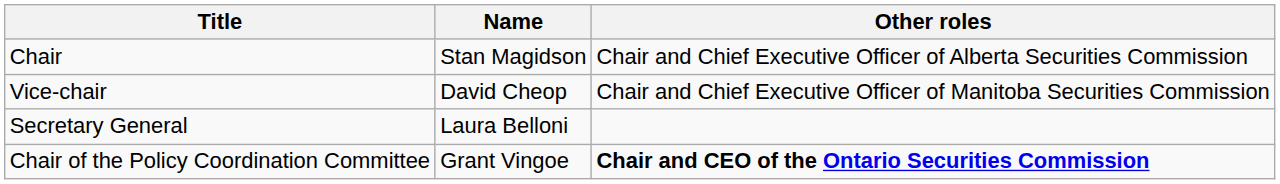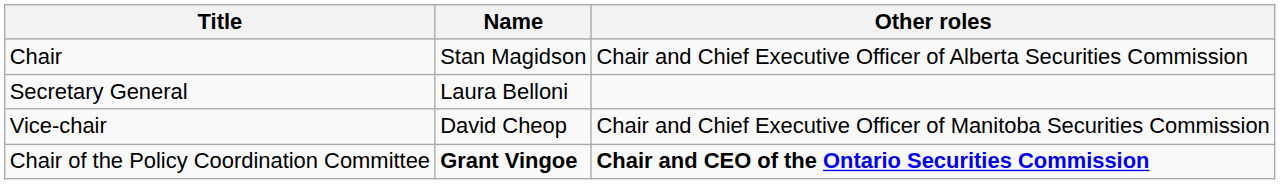rows swapped: (58, 91) <-> (99, 126)
(505, 160) normal -> (509, 160) bold
